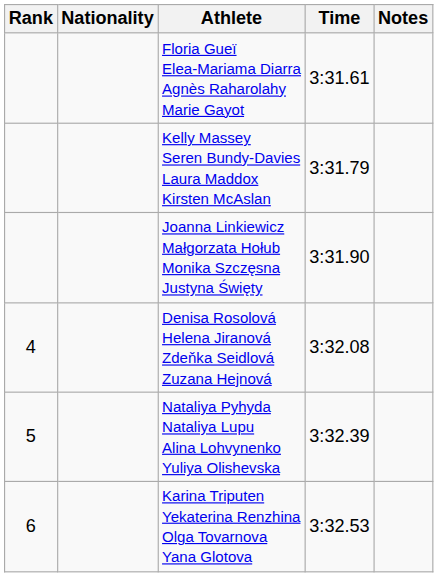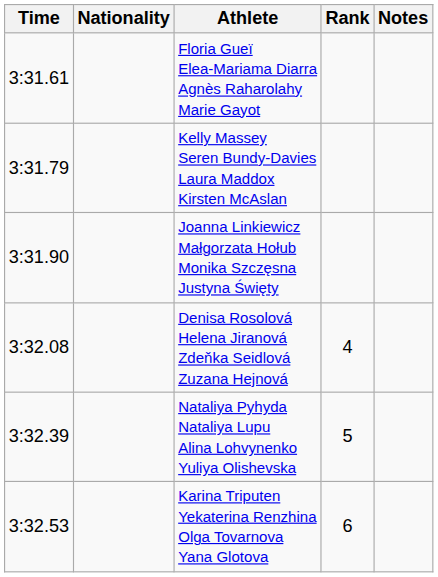columns swapped: (31, 18) <-> (339, 18)
